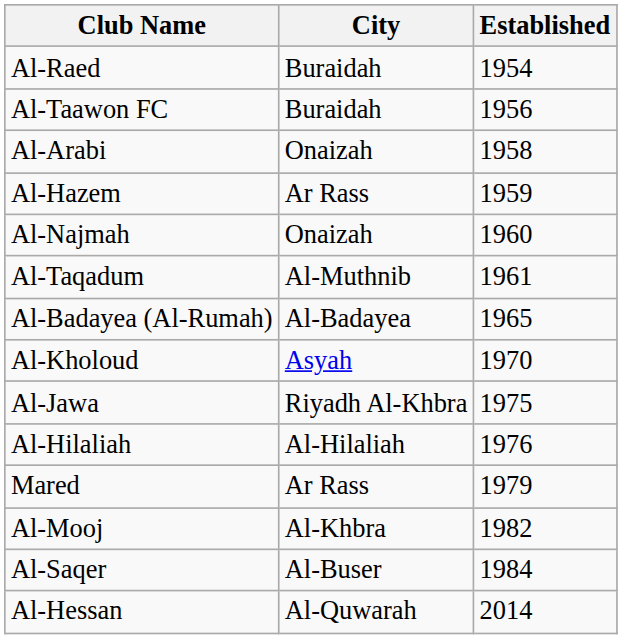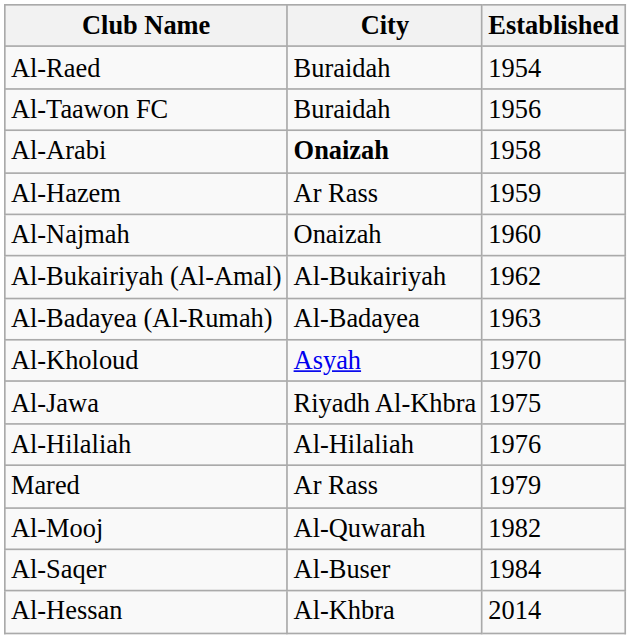(329, 151) normal -> (341, 151) bold
- row: (77, 276)
+ row: (146, 276)
(506, 318) 1965 -> (515, 318) 1963
(335, 527) Al-Khbra -> (360, 527) Al-Quwarah
(351, 611) Al-Quwarah -> (344, 611) Al-Khbra
